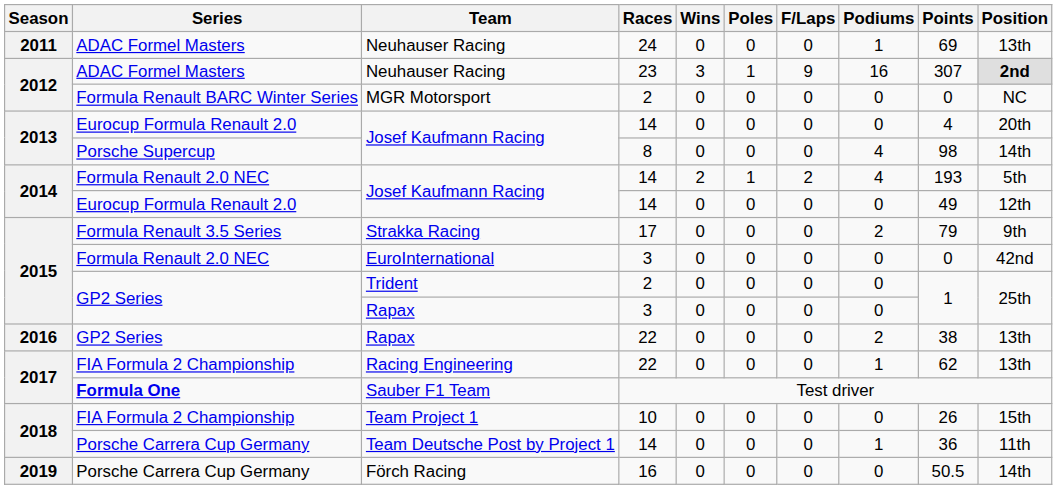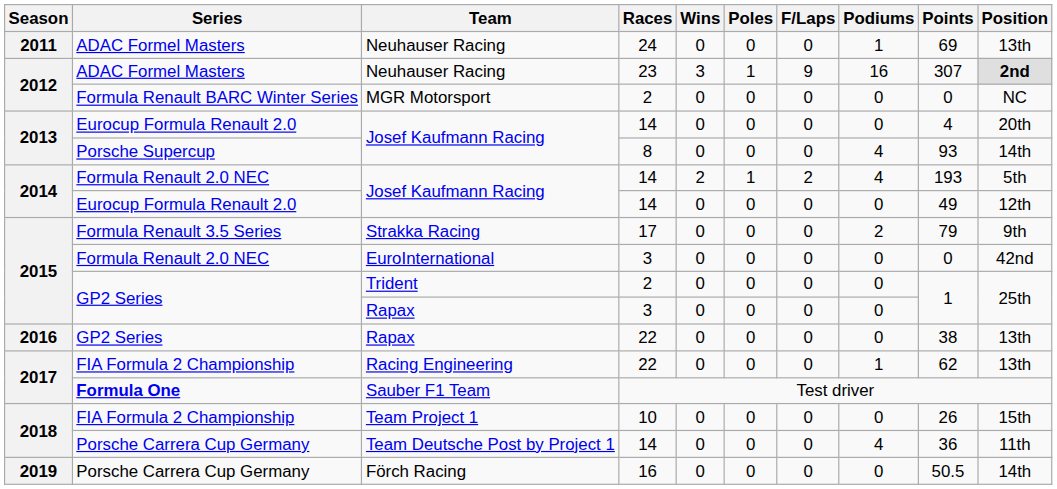(948, 151) 98 -> (948, 151) 93
(879, 338) 2 -> (879, 338) 0
(879, 444) 1 -> (879, 444) 4
